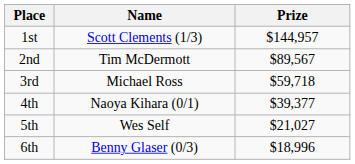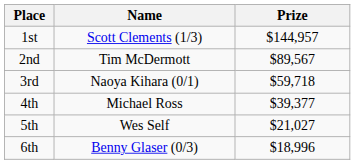(145, 81) Michael Ross -> (145, 81) Naoya Kihara (0/1)
(145, 103) Naoya Kihara (0/1) -> (145, 103) Michael Ross
